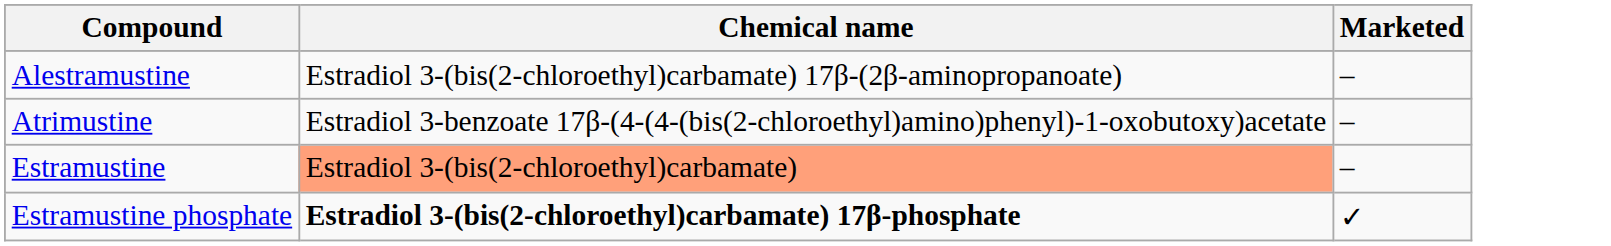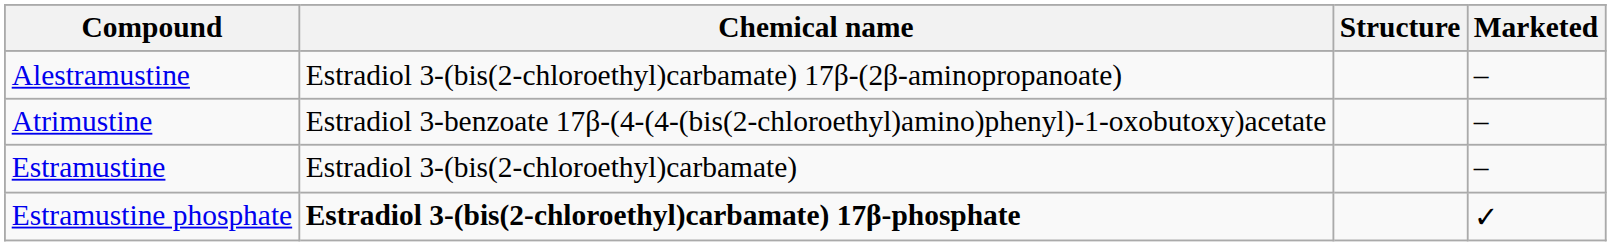+ column: (1400, 27)
(551, 167) lightsalmon background -> (551, 167) no background
